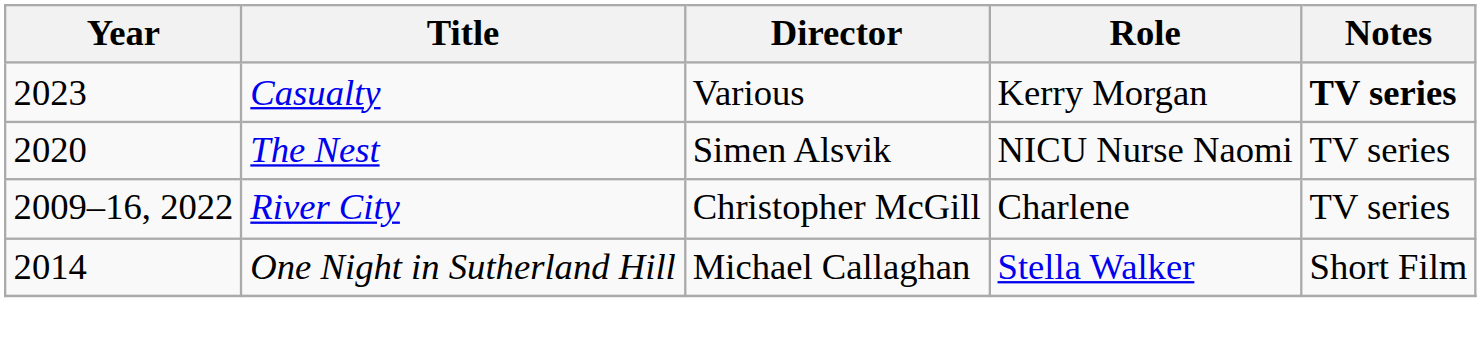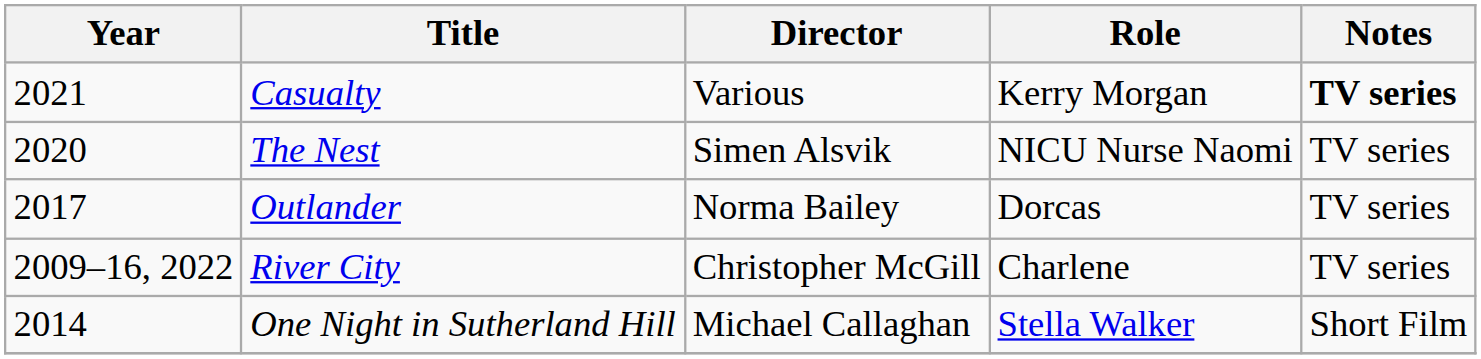(50, 91) 2023 -> (50, 91) 2021
+ row: (326, 207)
